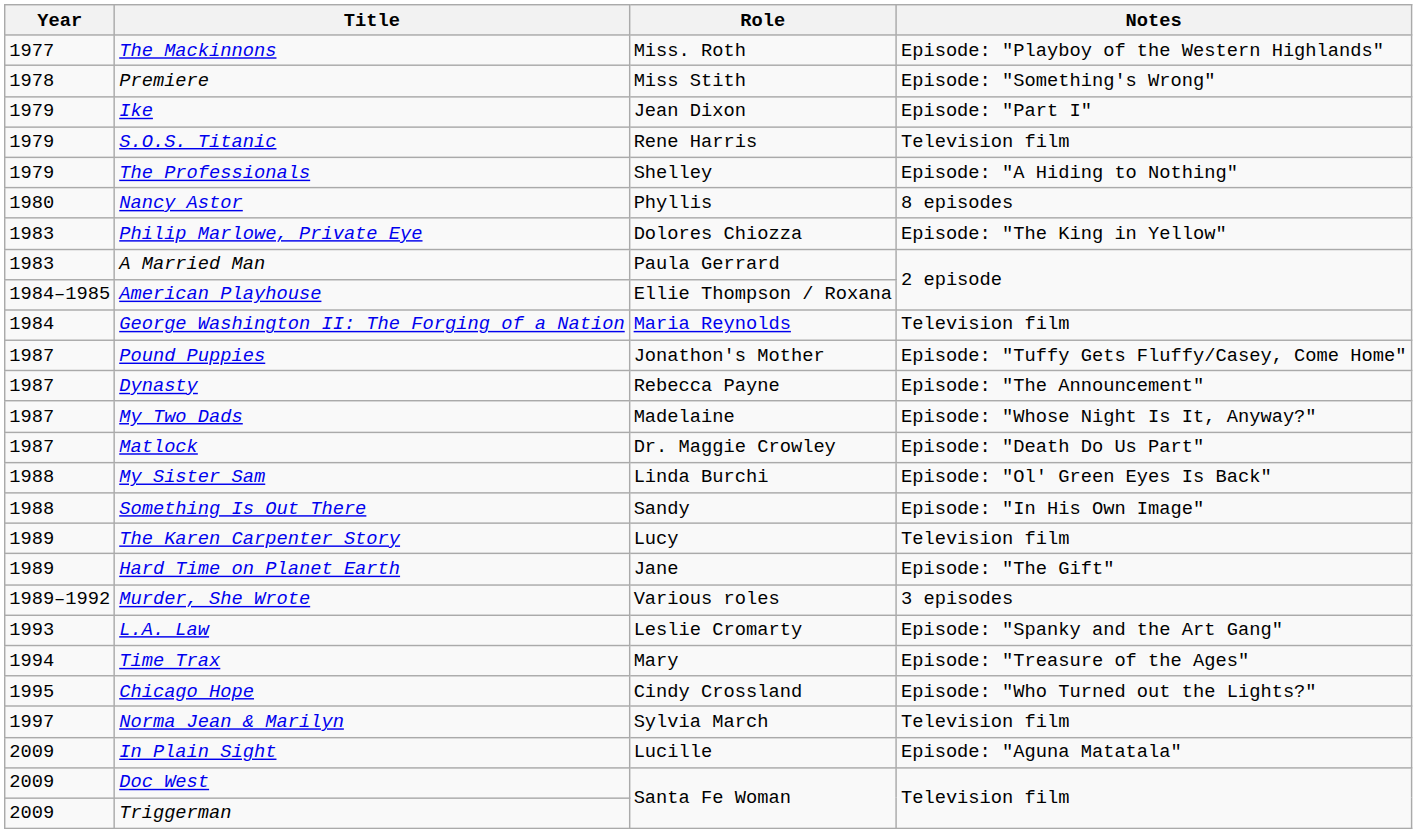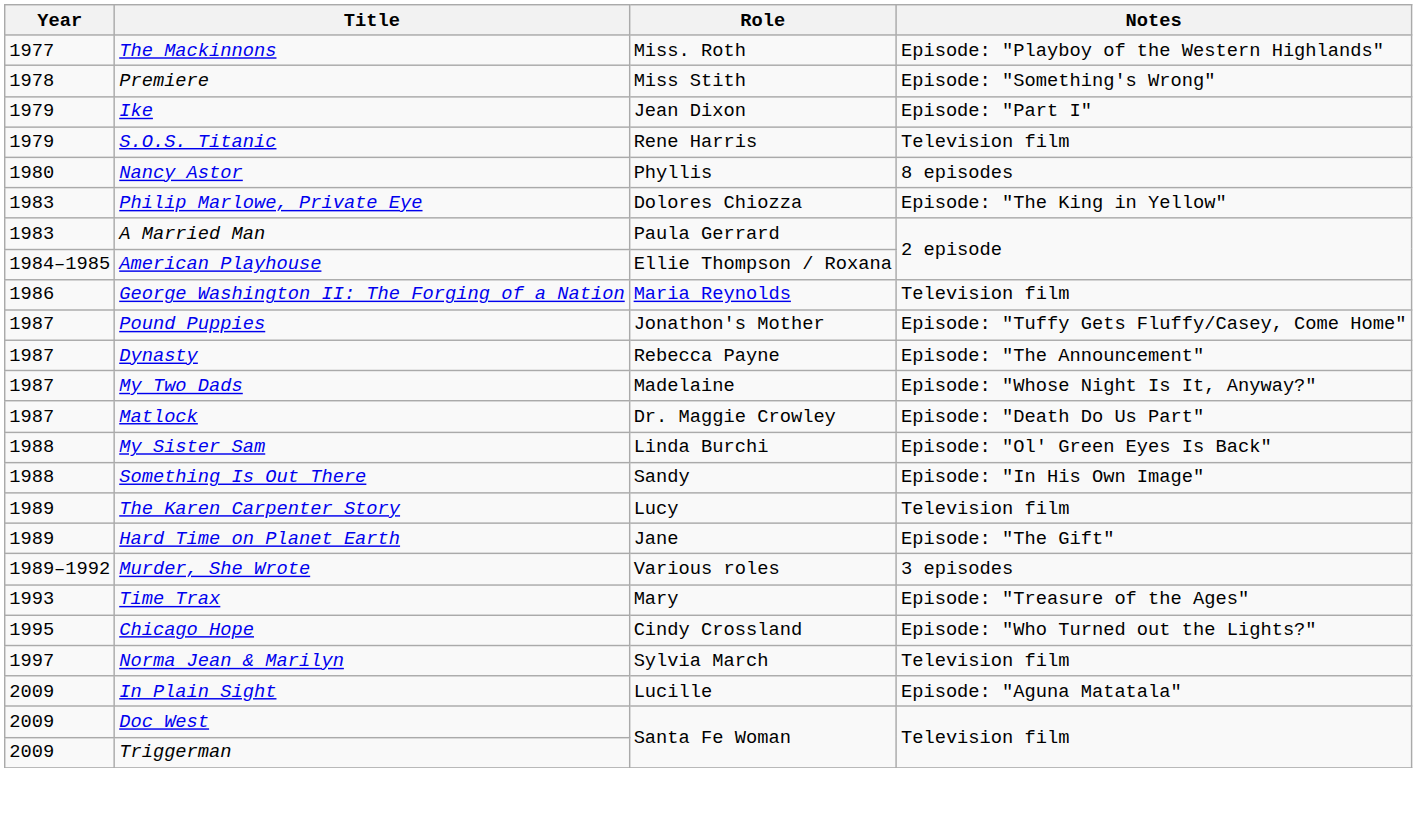- row: (215, 173)
(32, 325) 1984 -> (32, 295) 1986
- row: (164, 630)
(32, 661) 1994 -> (32, 600) 1993
